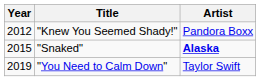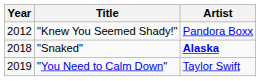(19, 48) 2015 -> (19, 48) 2018
